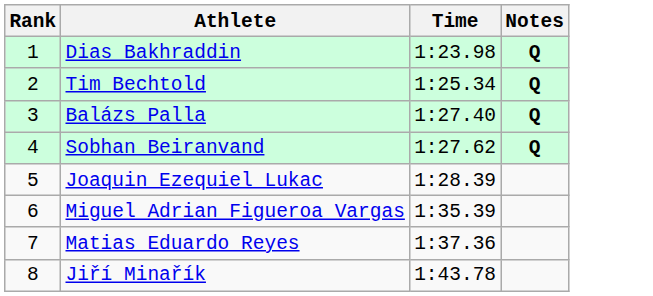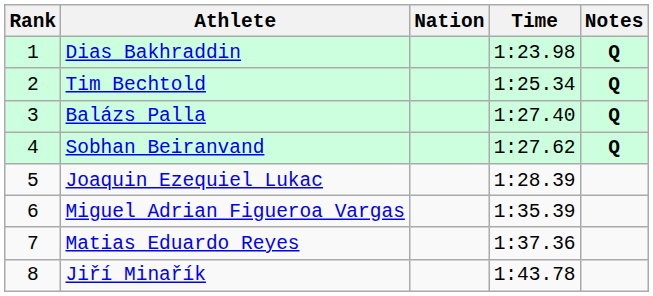+ column: (449, 21)
